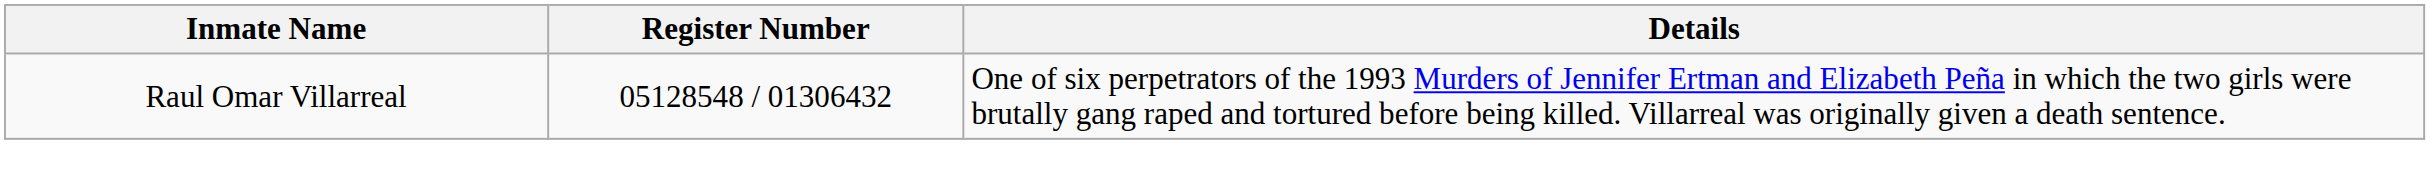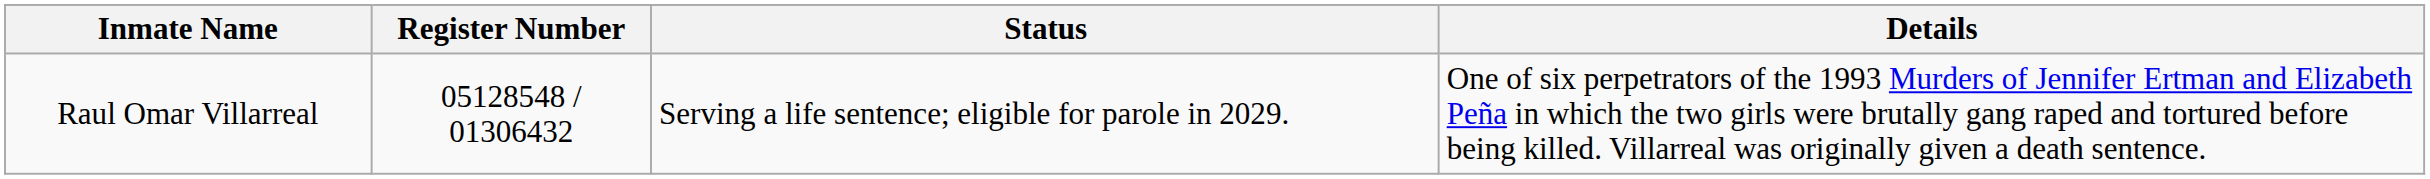+ column: (1046, 29)
